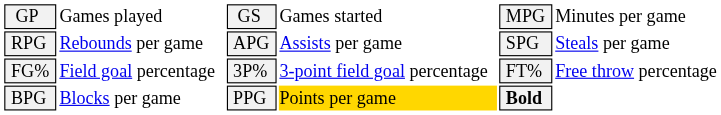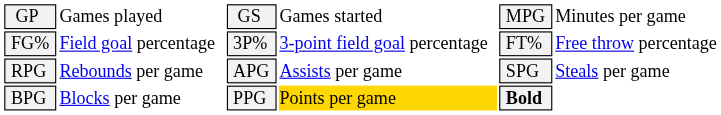rows swapped: (30, 70) <-> (29, 43)
